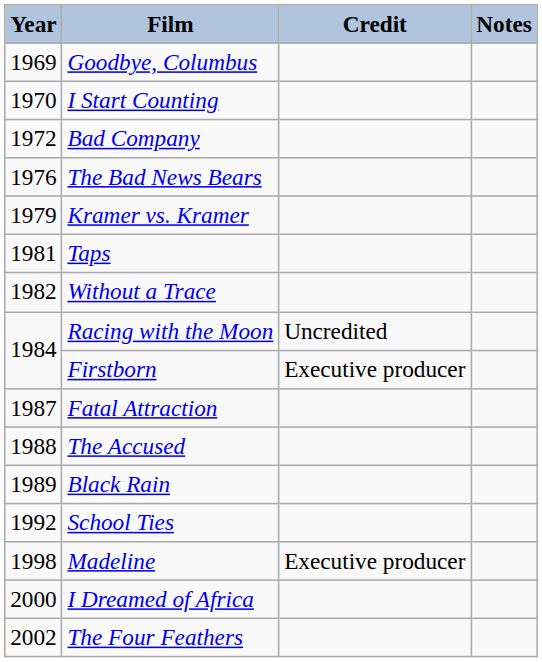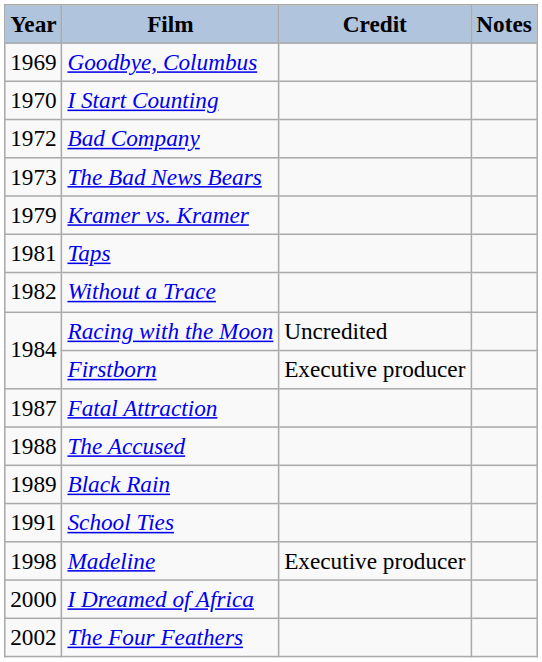(33, 177) 1976 -> (33, 177) 1973
(33, 522) 1992 -> (33, 522) 1991
